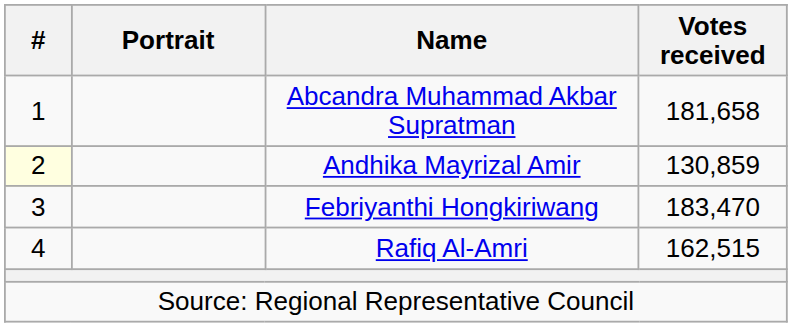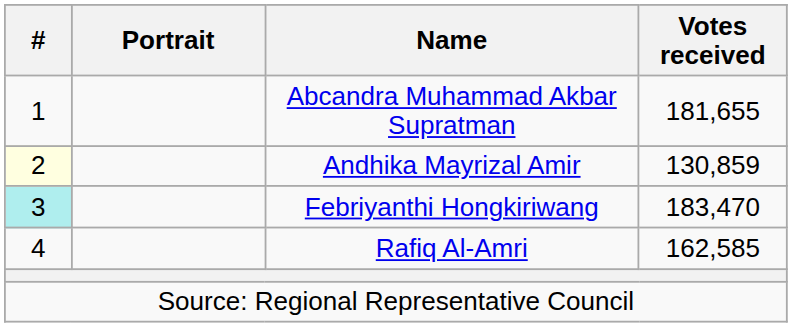(713, 111) 181,658 -> (713, 111) 181,655
(38, 207) no background -> (38, 207) paleturquoise background
(713, 249) 162,515 -> (713, 249) 162,585
